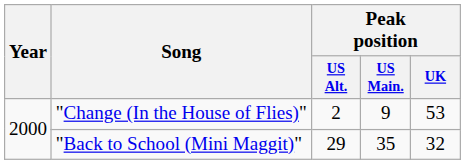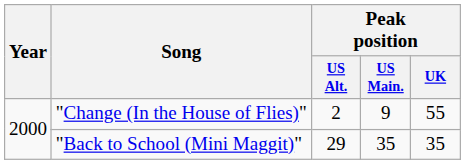(435, 113) 53 -> (435, 113) 55
(435, 143) 32 -> (435, 143) 35
